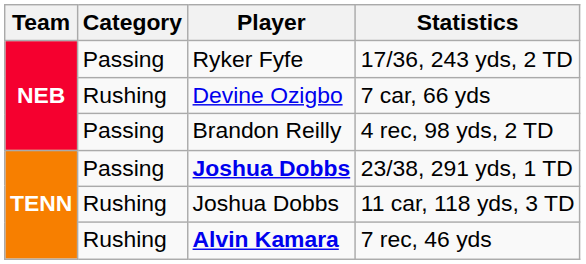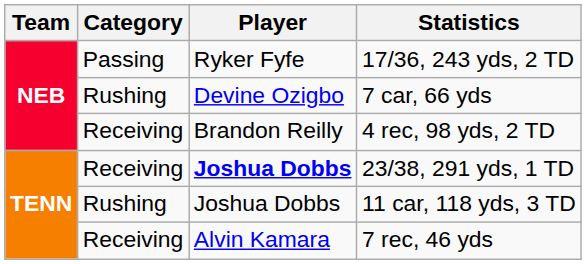(124, 131) Passing -> (133, 131) Receiving
(124, 167) Passing -> (133, 167) Receiving
(125, 240) Rushing -> (133, 240) Receiving
(266, 240) bold -> (262, 240) normal
